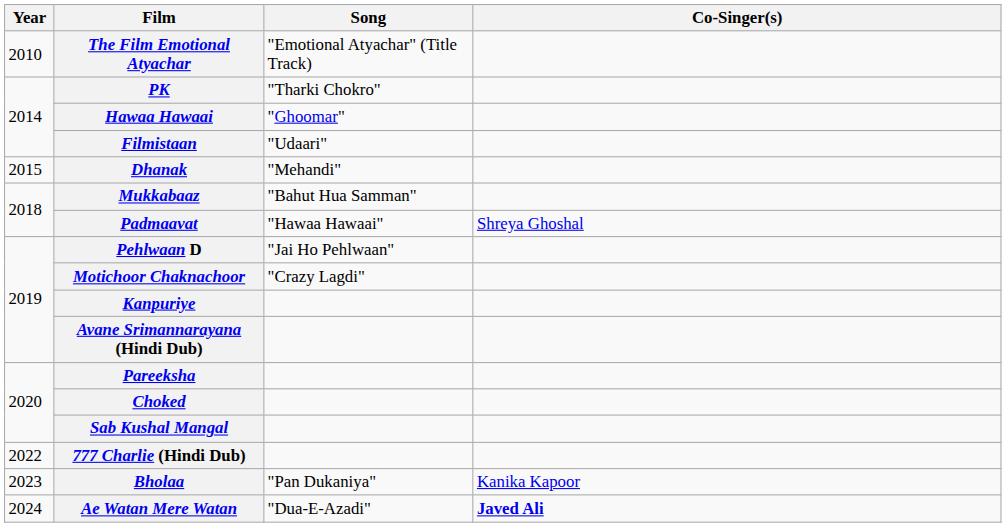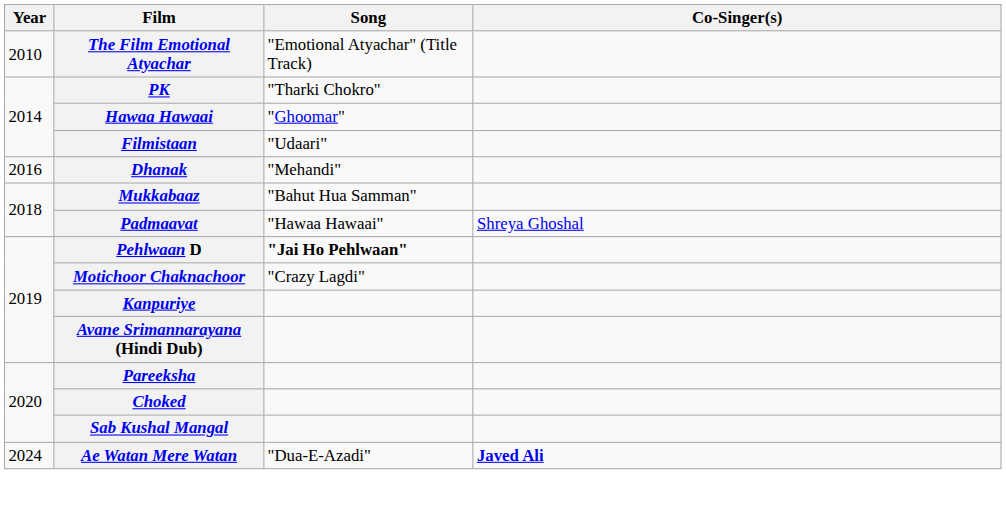(25, 169) 2015 -> (25, 169) 2016
(331, 249) normal -> (338, 249) bold
- row: (159, 455)
- row: (159, 481)
